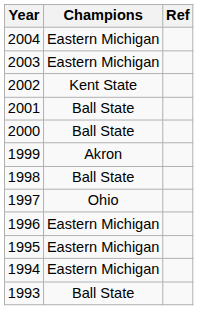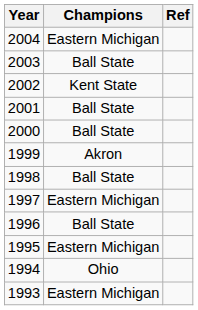(103, 62) Eastern Michigan -> (103, 62) Ball State
(103, 200) Ohio -> (103, 200) Eastern Michigan
(103, 223) Eastern Michigan -> (103, 223) Ball State
(103, 270) Eastern Michigan -> (103, 270) Ohio
(103, 293) Ball State -> (103, 293) Eastern Michigan
